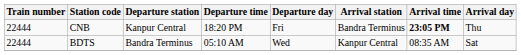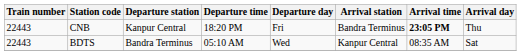(19, 27) 22444 -> (19, 27) 22443
(19, 43) 22444 -> (19, 43) 22443
